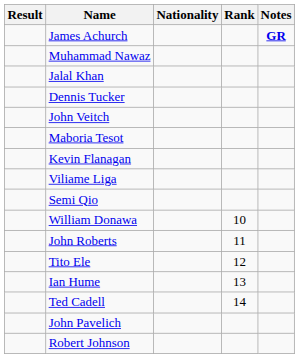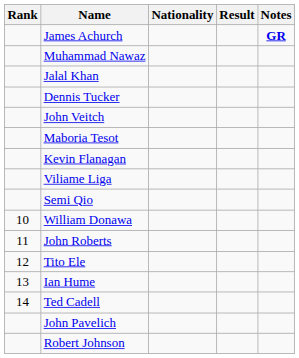columns swapped: (240, 14) <-> (25, 14)
